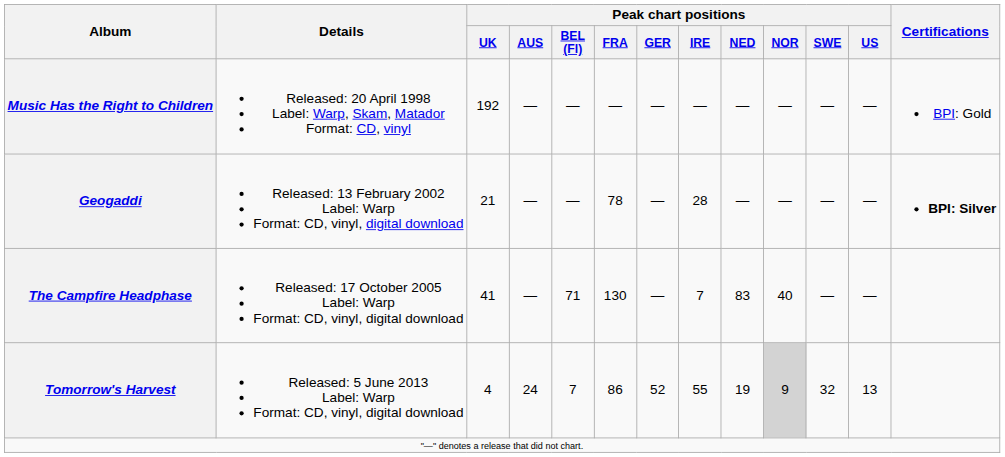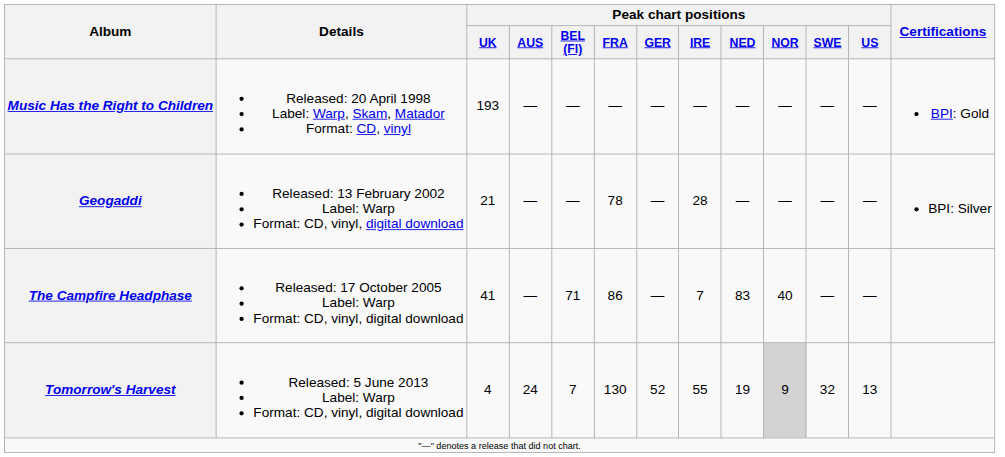(488, 106) 192 -> (488, 106) 193
(945, 209) bold -> (943, 209) normal
(615, 295) 130 -> (615, 295) 86
(615, 390) 86 -> (615, 390) 130
